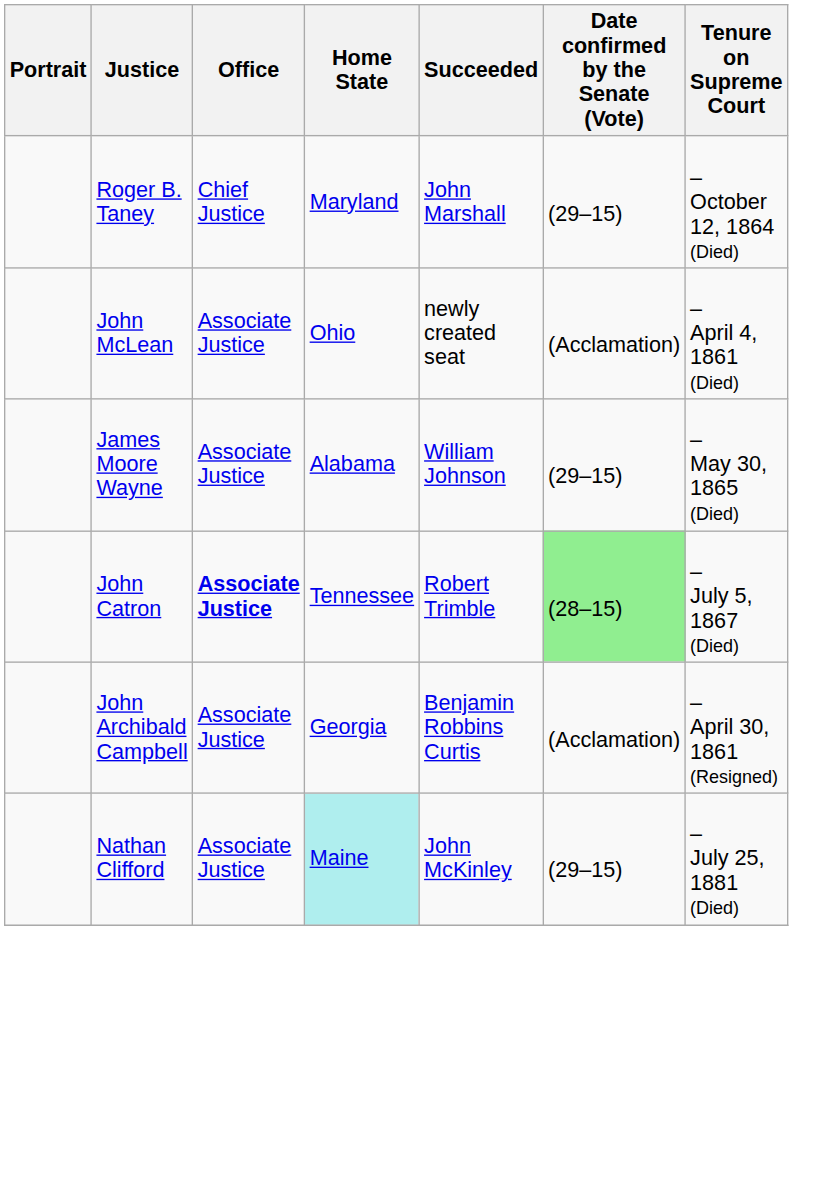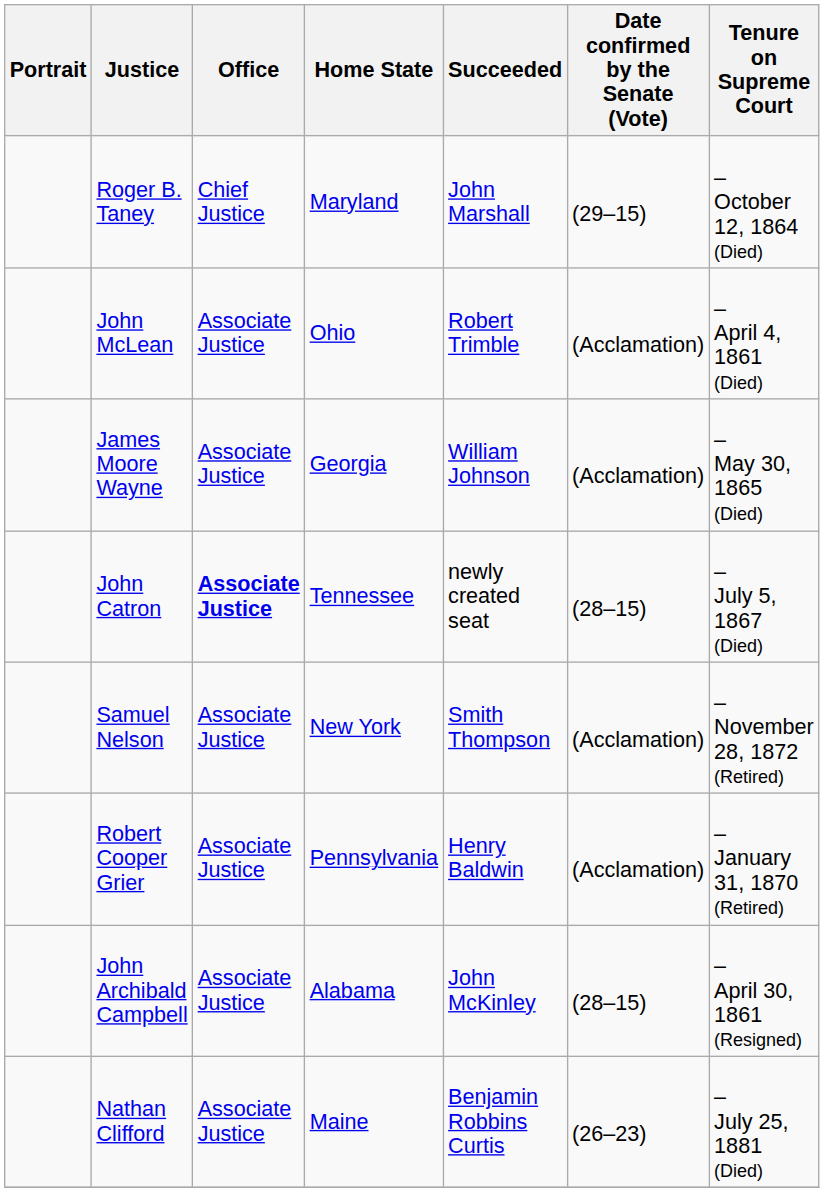(460, 333) newly created seat -> (484, 333) Robert Trimble
(352, 464) Alabama -> (348, 464) Georgia
(585, 476) (29–15) -> (638, 476) (Acclamation)
(460, 596) Robert Trimble -> (484, 596) newly created seat
(585, 608) lightgreen background -> (609, 608) no background
+ row: (133, 727)
+ row: (132, 858)
(348, 727) Georgia -> (352, 990) Alabama
(469, 727) Benjamin Robbins Curtis -> (492, 990) John McKinley
(614, 739) (Acclamation) -> (609, 1002) (28–15)
(339, 858) paleturquoise background -> (339, 1121) no background
(468, 858) John McKinley -> (493, 1121) Benjamin Robbins Curtis
(585, 871) (29–15) -> (609, 1134) (26–23)
